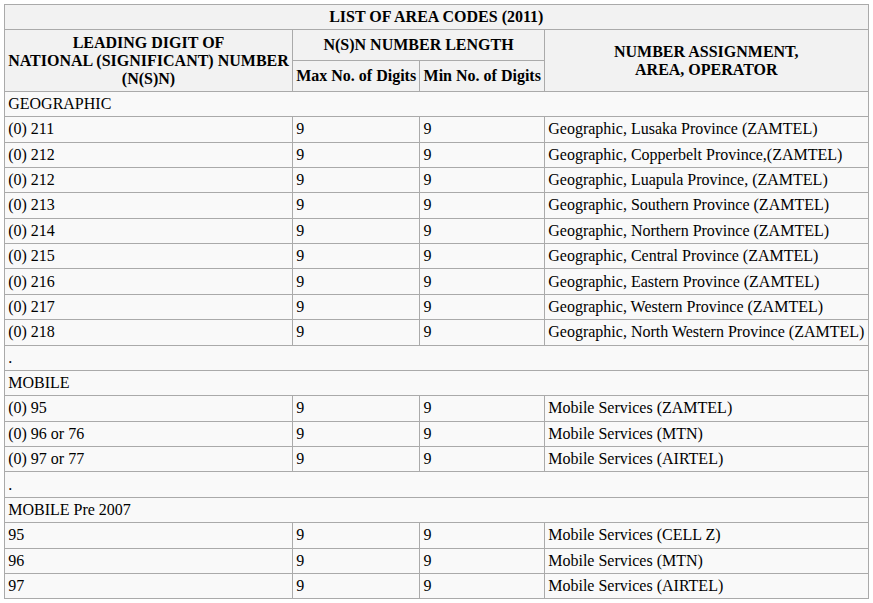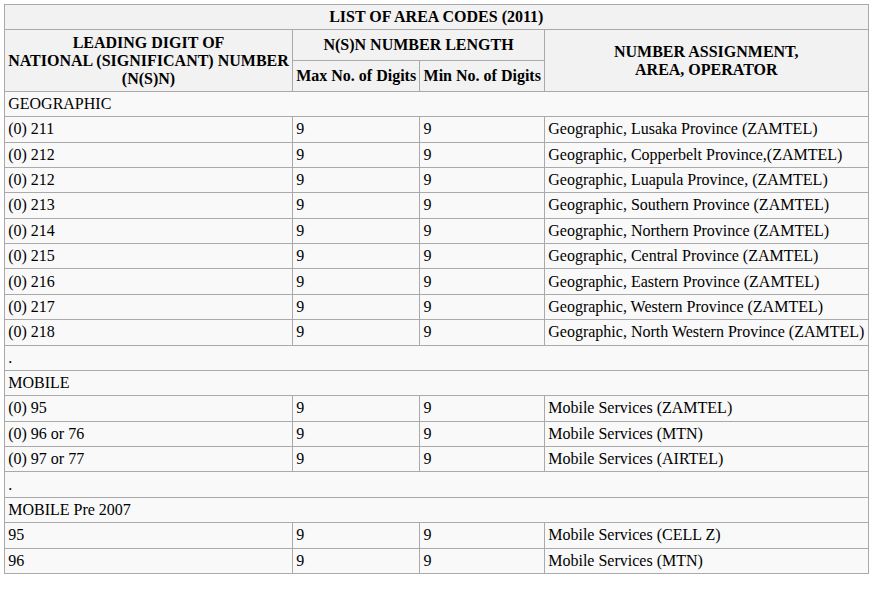- row: (16, 586)
